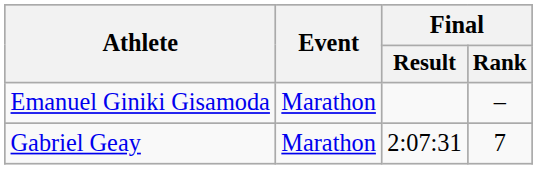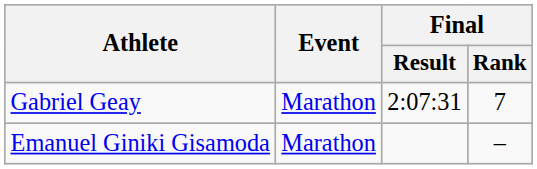rows swapped: (76, 143) <-> (140, 103)
